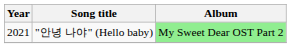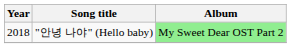(18, 32) 2021 -> (18, 32) 2018
